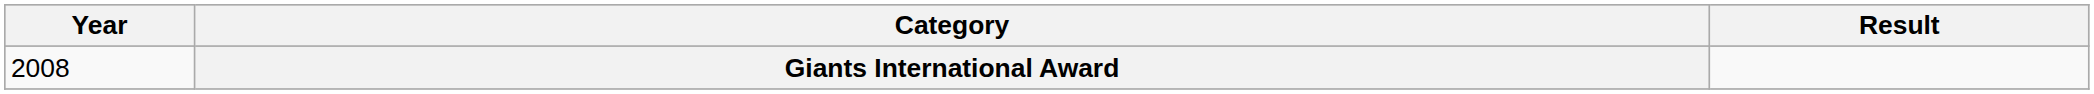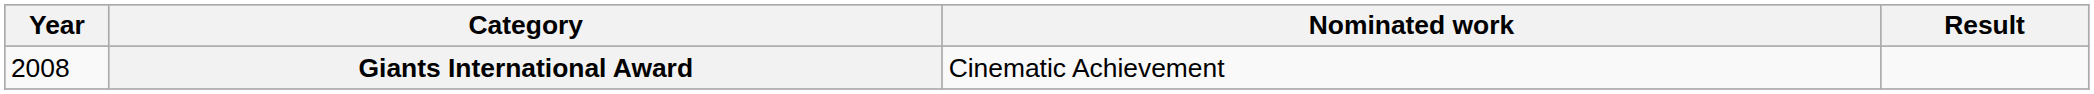+ column: (1411, 25)
